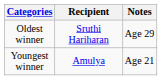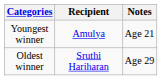rows swapped: (30, 61) <-> (30, 34)
